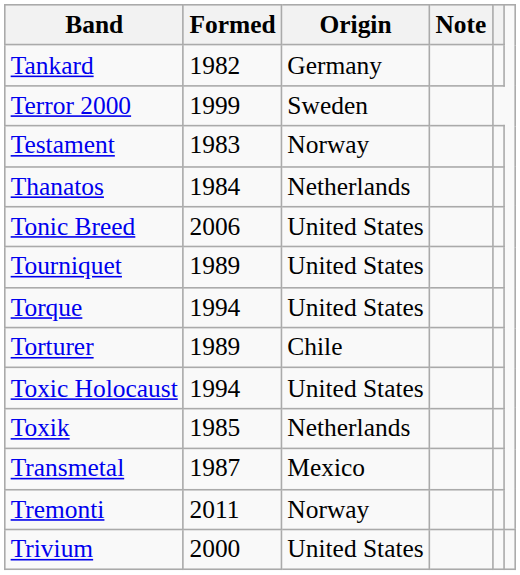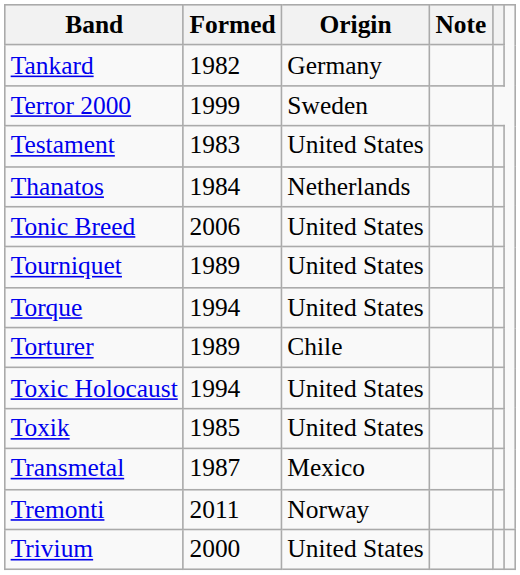(328, 145) Norway -> (356, 145) United States
(349, 428) Netherlands -> (356, 428) United States
